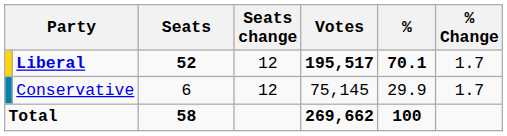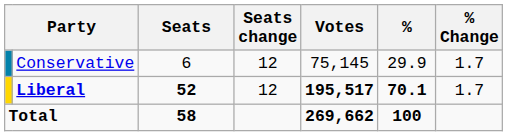rows swapped: (51, 64) <-> (75, 90)
